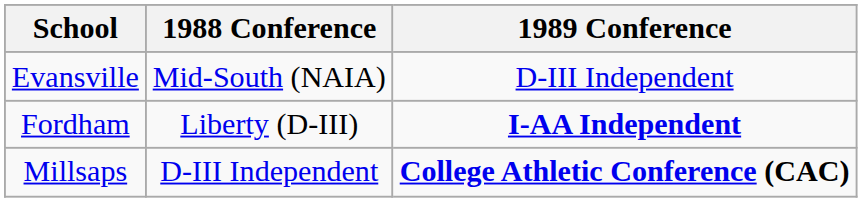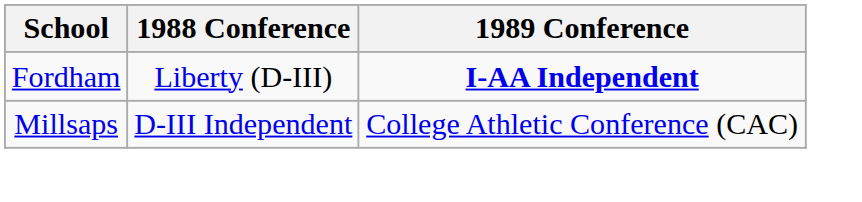- row: (75, 76)
(625, 171) bold -> (582, 123) normal
